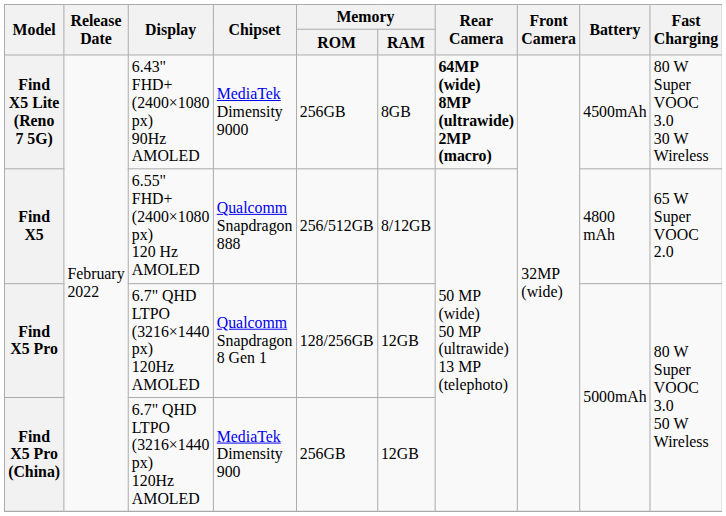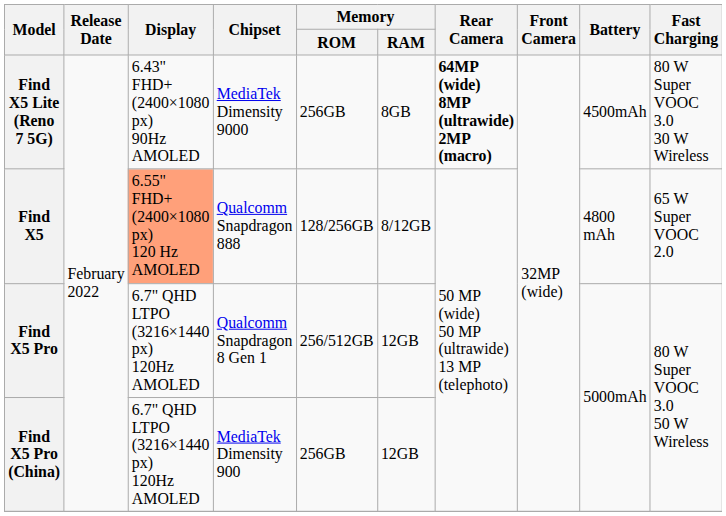(171, 226) no background -> (171, 226) lightsalmon background
(337, 226) 256/512GB -> (337, 226) 128/256GB
(337, 340) 128/256GB -> (337, 340) 256/512GB
